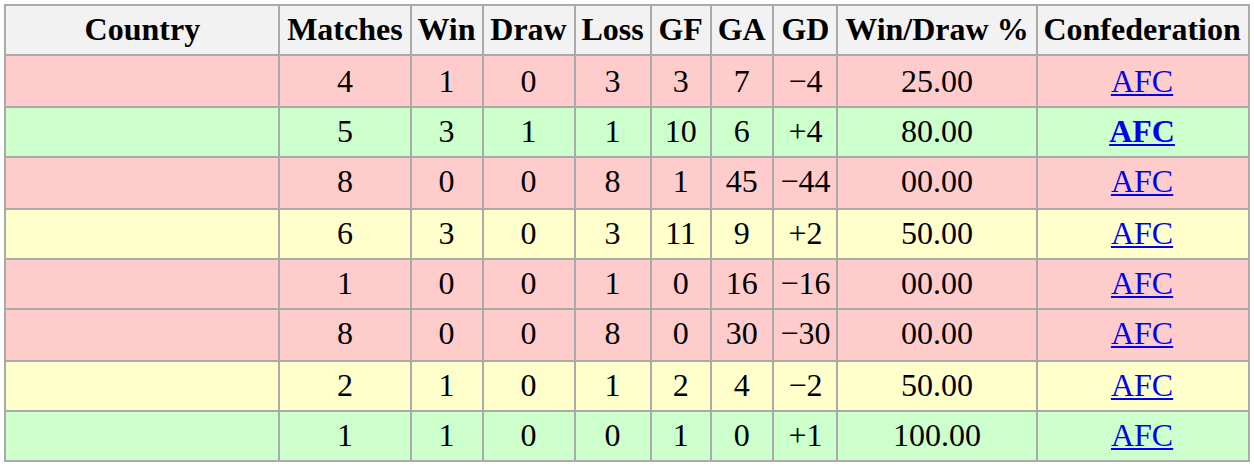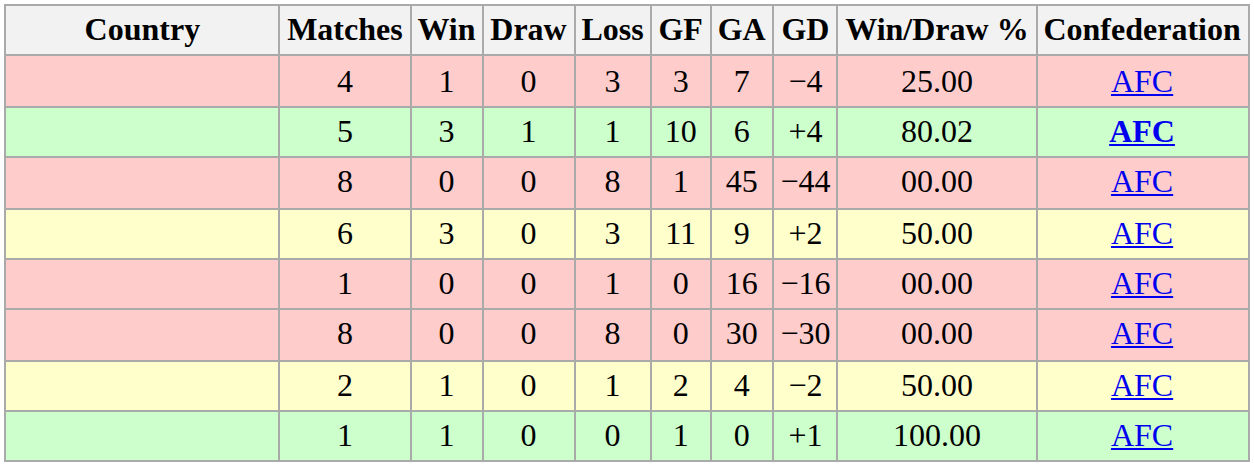(937, 131) 80.00 -> (937, 131) 80.02
